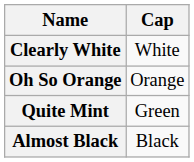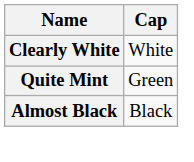- row: (65, 80)
